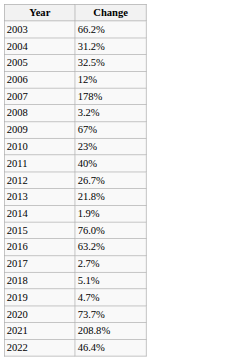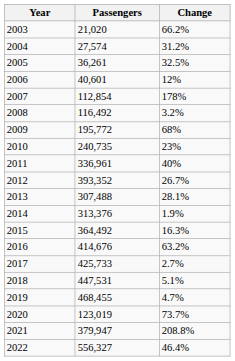+ column: (117, 12)
(87, 130) 67% -> (171, 130) 68%
(91, 197) 21.8% -> (175, 197) 28.1%
(91, 230) 76.0% -> (175, 230) 16.3%
